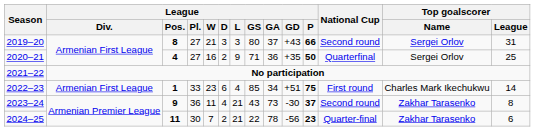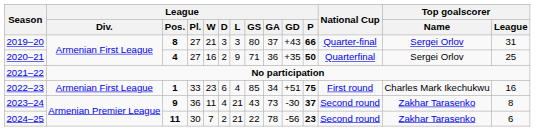(350, 42) Second round -> (350, 42) Quarter-final
(511, 88) 14 -> (511, 88) 16
(350, 118) Quarter-final -> (350, 118) Second round
